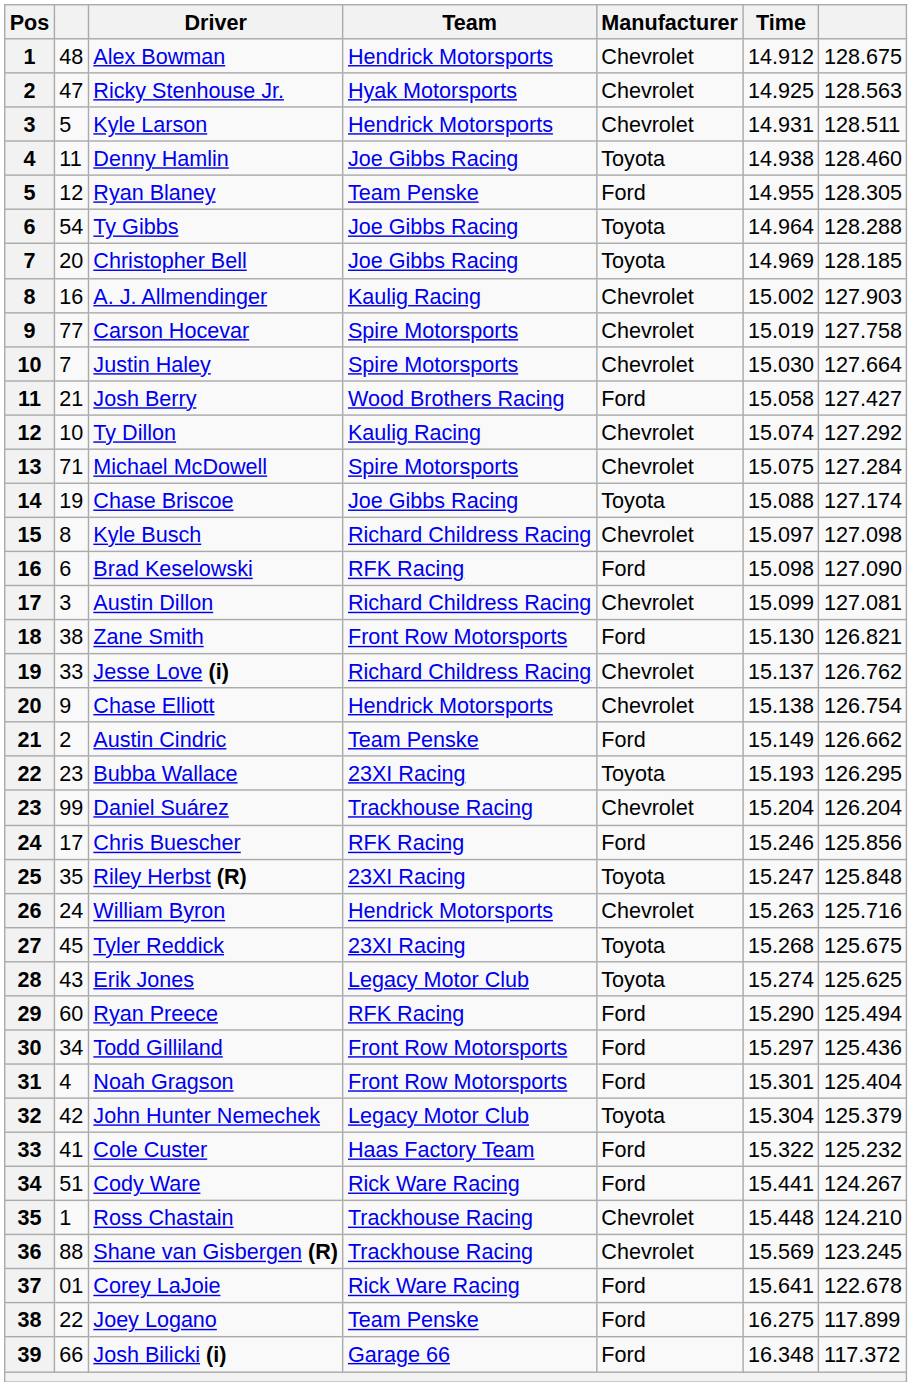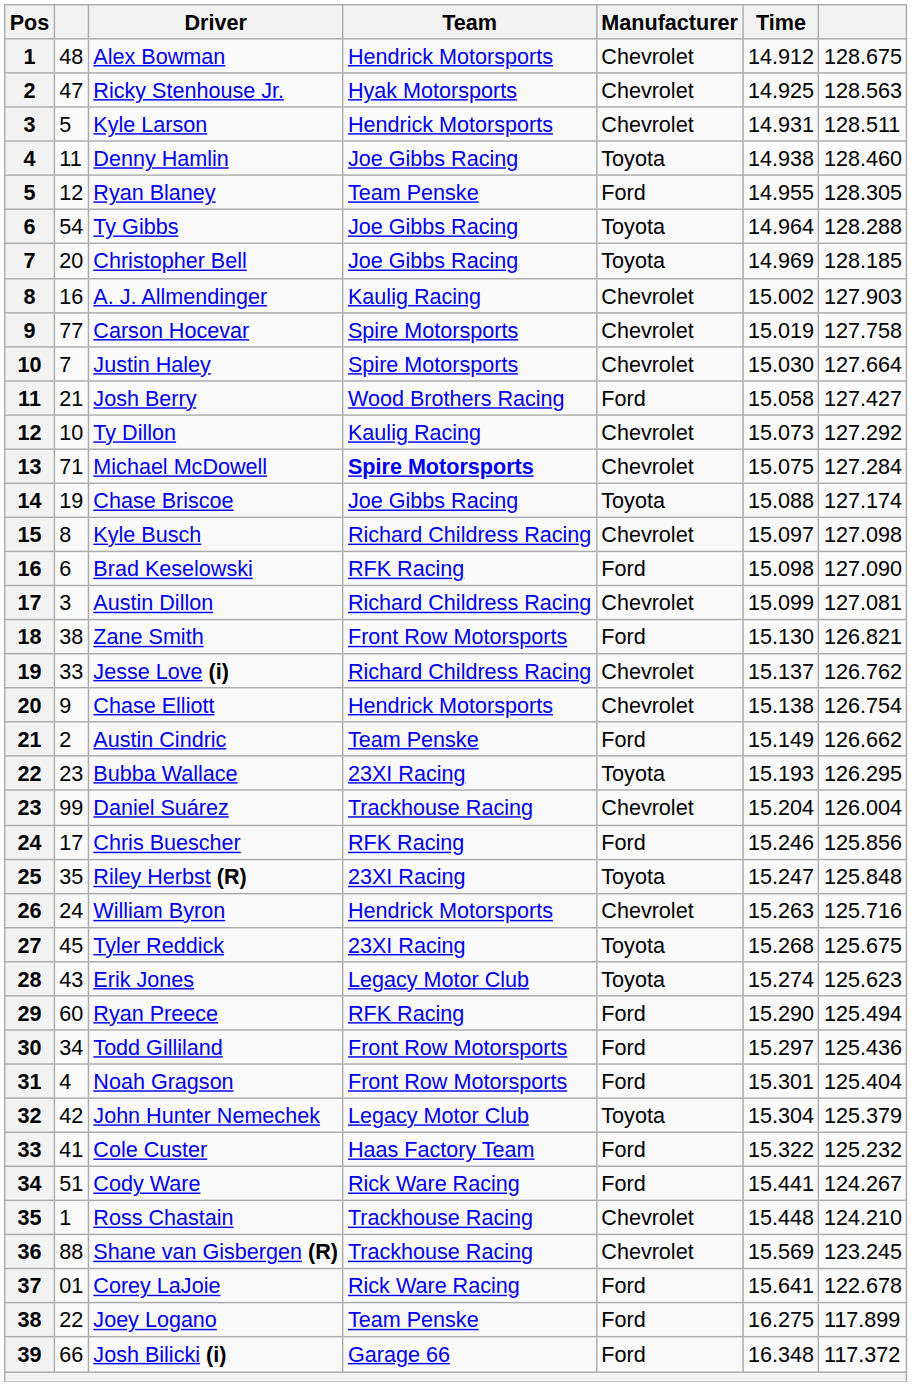(781, 432) 15.074 -> (781, 432) 15.073
(433, 466) normal -> (441, 466) bold
(863, 808) 126.204 -> (863, 808) 126.004
(863, 979) 125.625 -> (863, 979) 125.623
